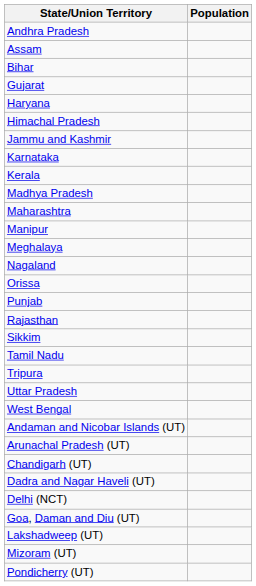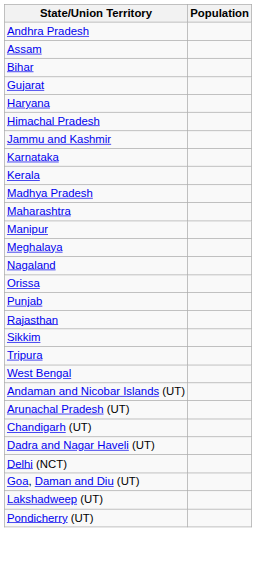- row: (35, 355)
- row: (42, 391)
- row: (42, 553)
